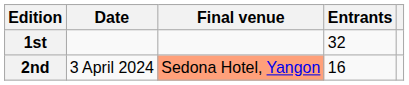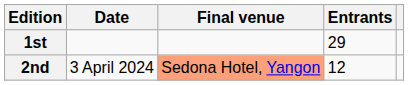(337, 43) 32 -> (337, 43) 29
(337, 68) 16 -> (337, 68) 12
